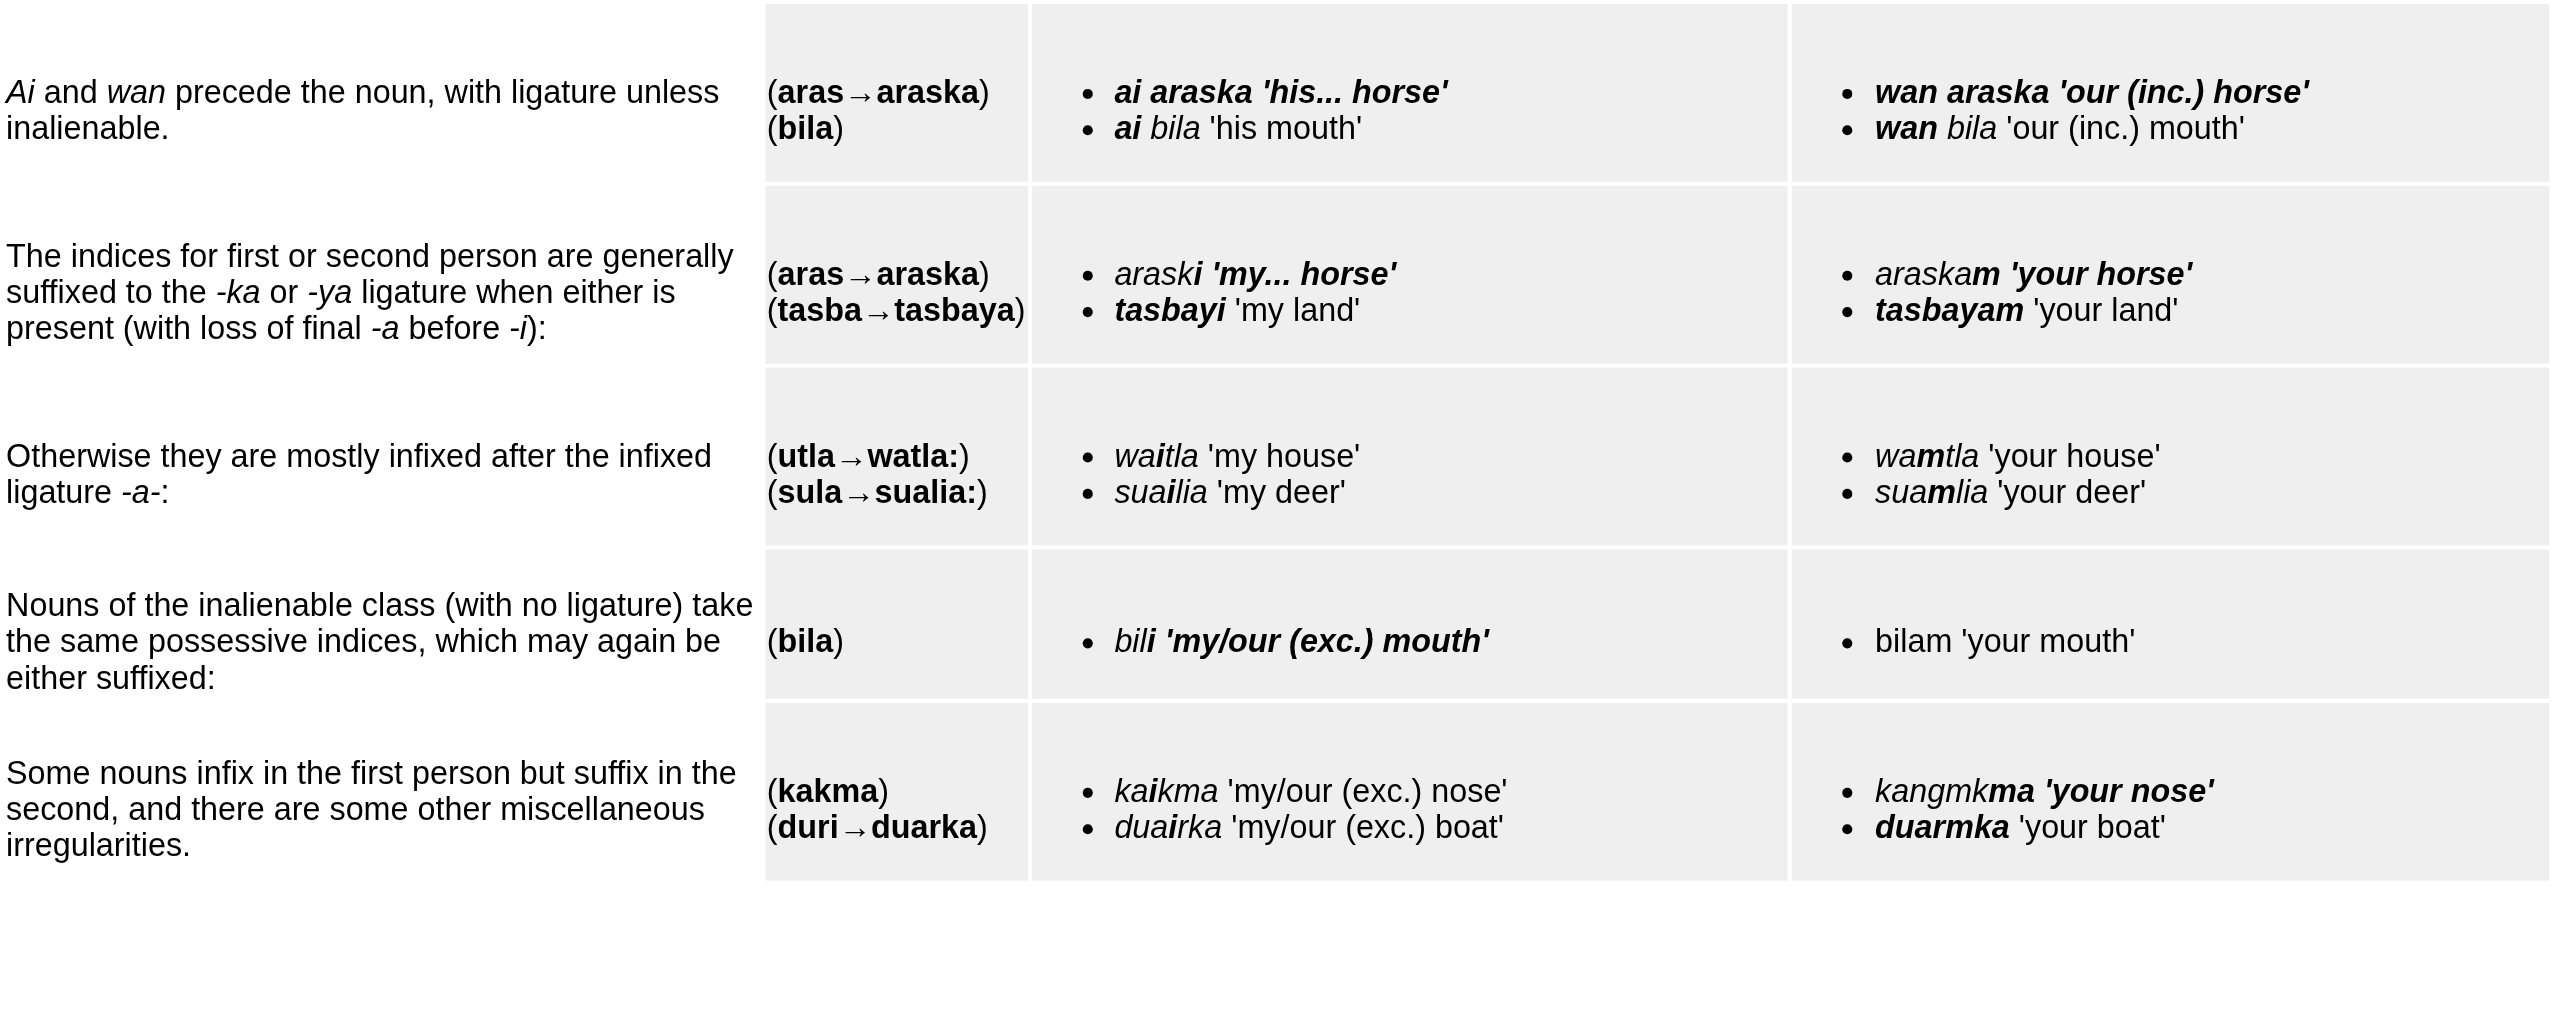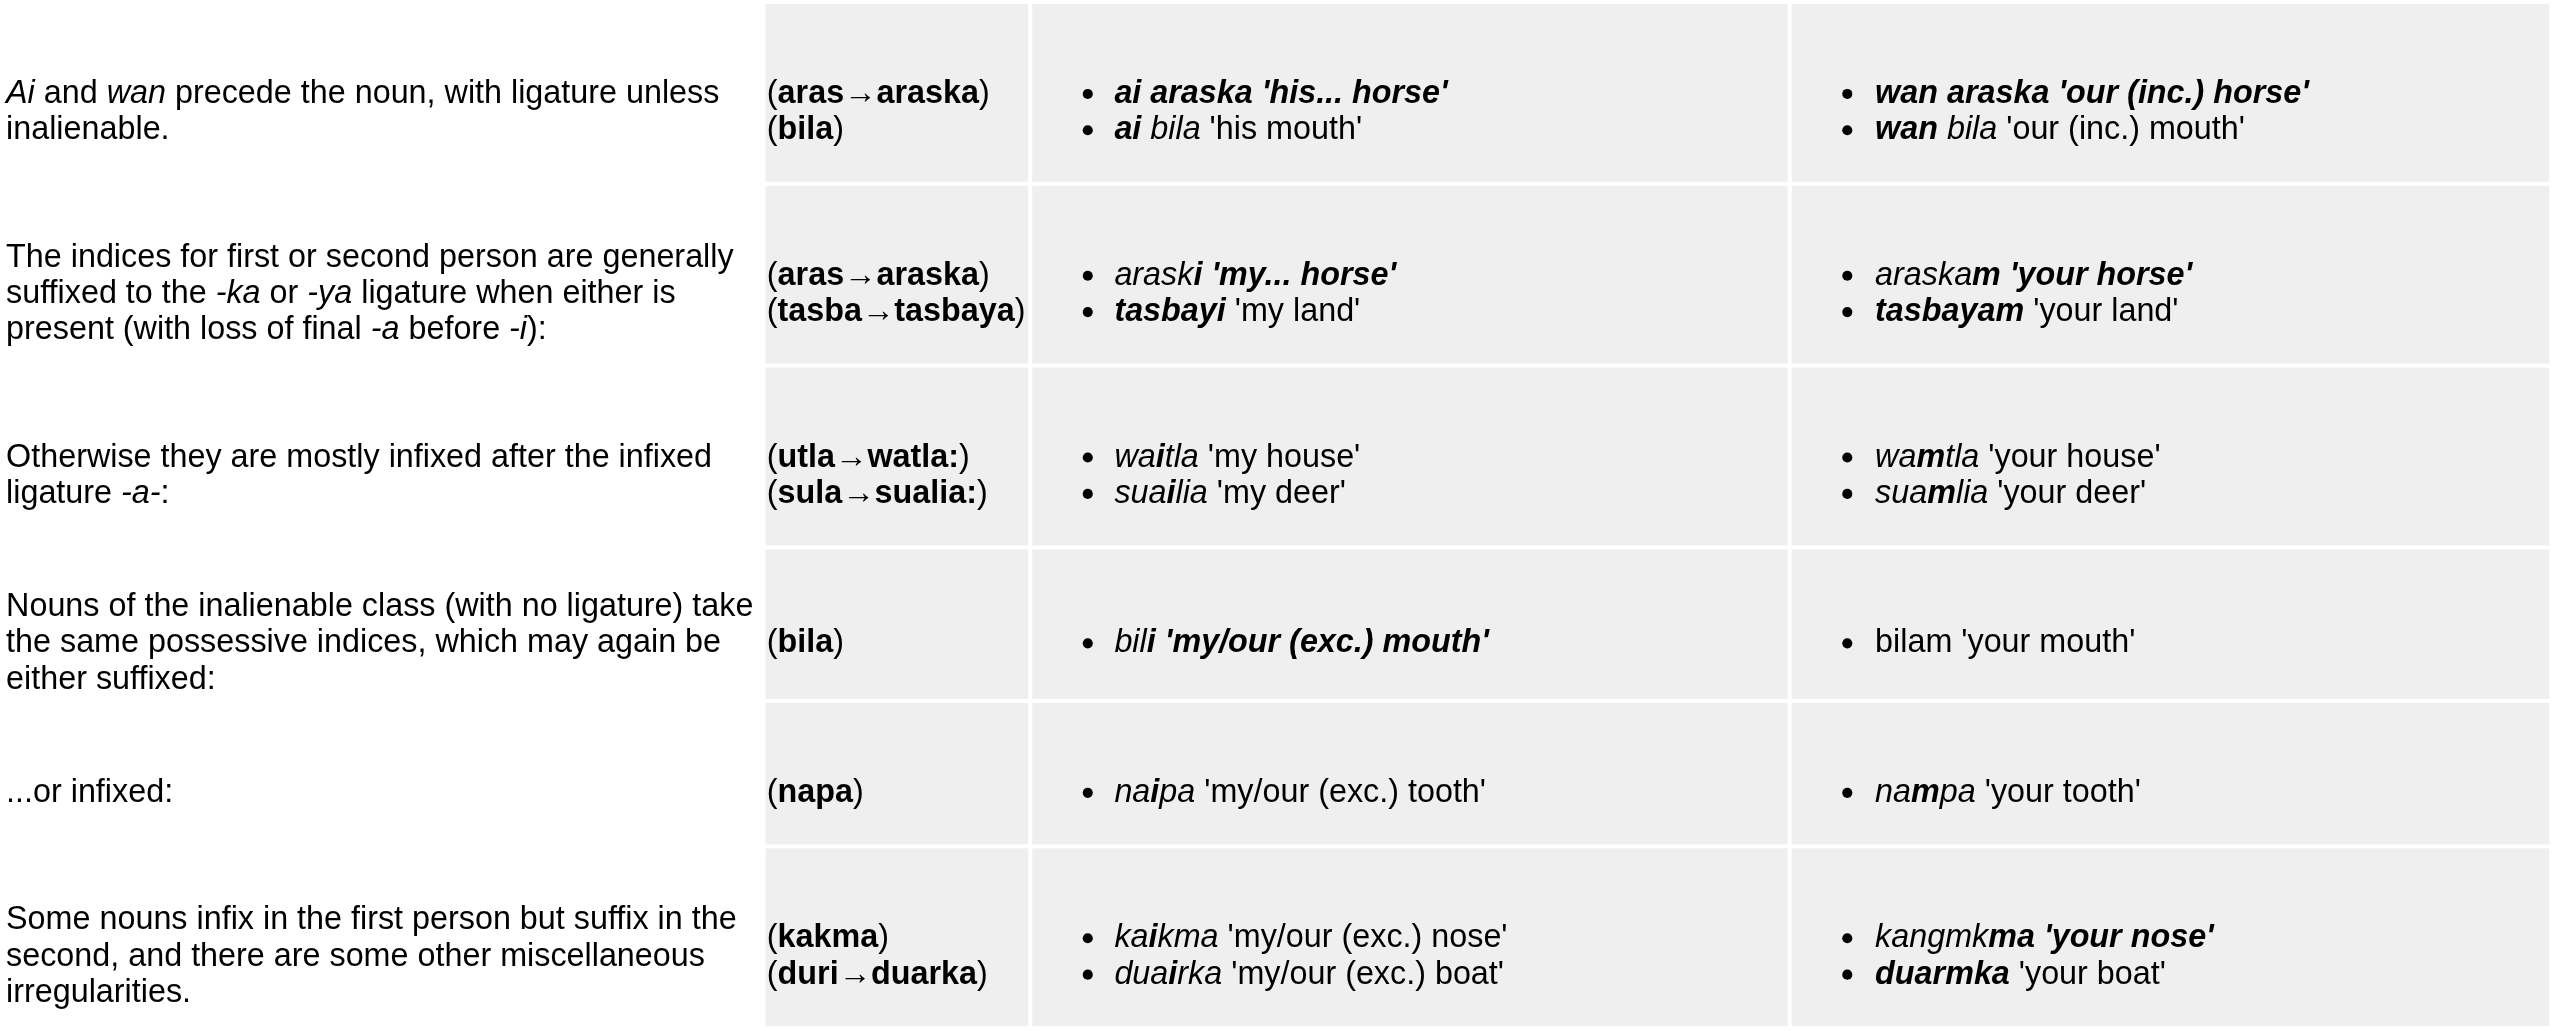+ row: (90, 791)
